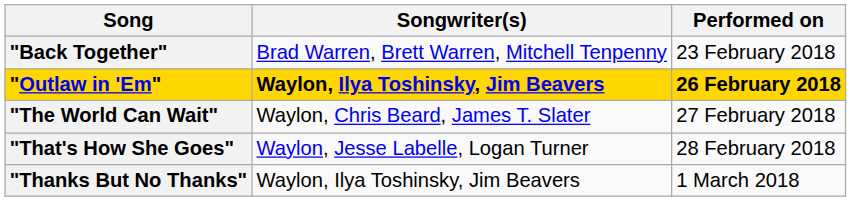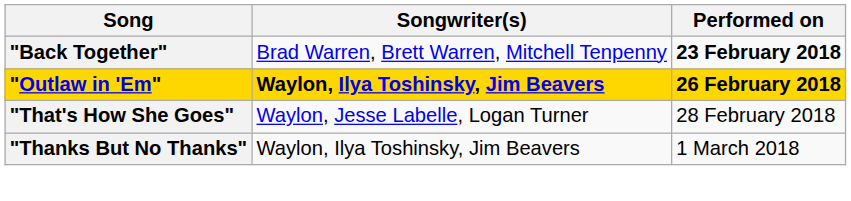(756, 52) normal -> (759, 52) bold
- row: (114, 116)
